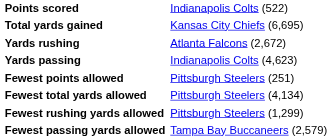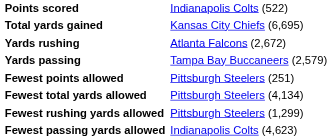(234, 60) Indianapolis Colts (4,623) -> (249, 60) Tampa Bay Buccaneers (2,579)
(249, 130) Tampa Bay Buccaneers (2,579) -> (234, 130) Indianapolis Colts (4,623)
